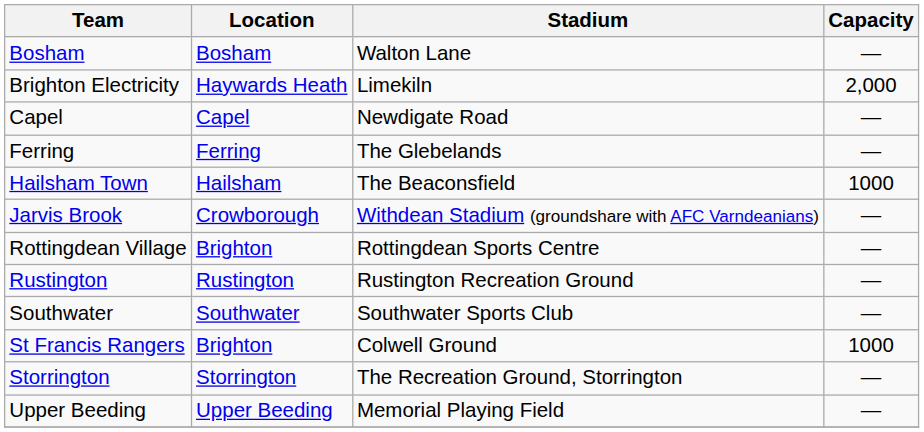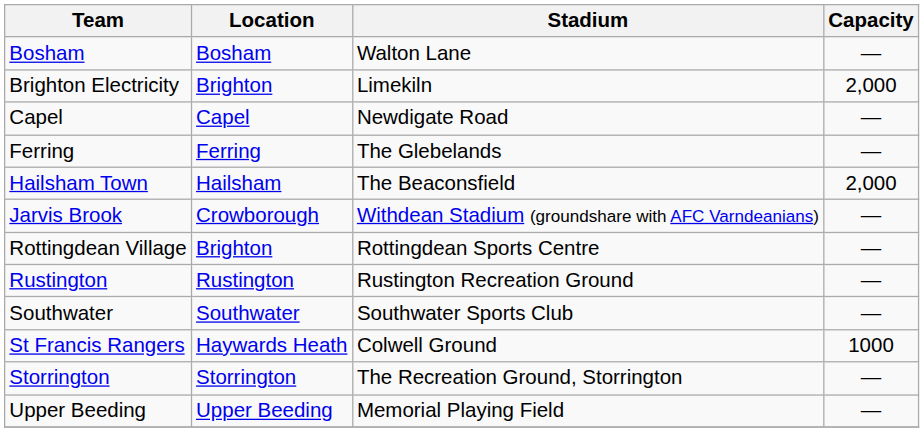(272, 85) Haywards Heath -> (234, 85) Brighton
(871, 183) 1000 -> (871, 183) 2,000
(234, 345) Brighton -> (272, 345) Haywards Heath
